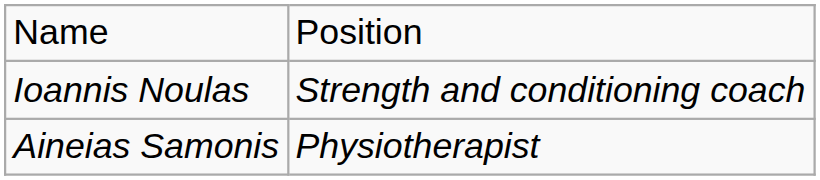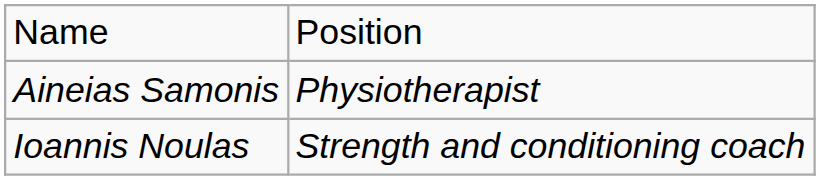rows swapped: (131, 89) <-> (146, 145)
